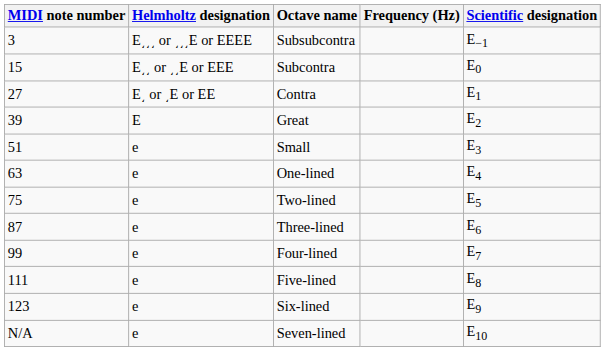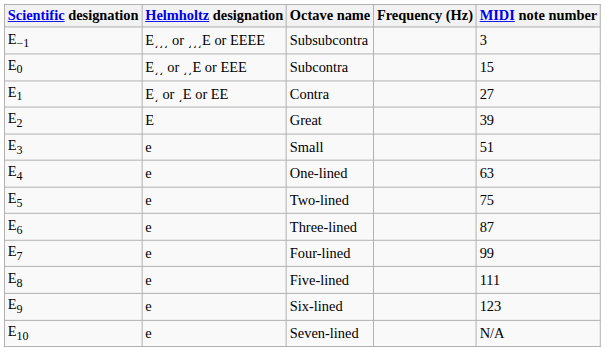columns swapped: (532, 15) <-> (67, 15)
